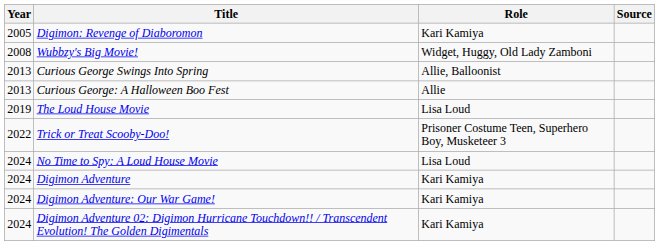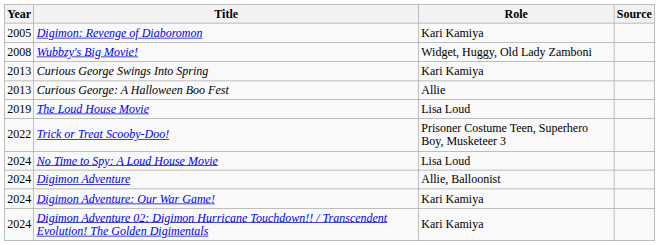(461, 71) Allie, Balloonist -> (452, 71) Kari Kamiya
(452, 179) Kari Kamiya -> (461, 179) Allie, Balloonist
